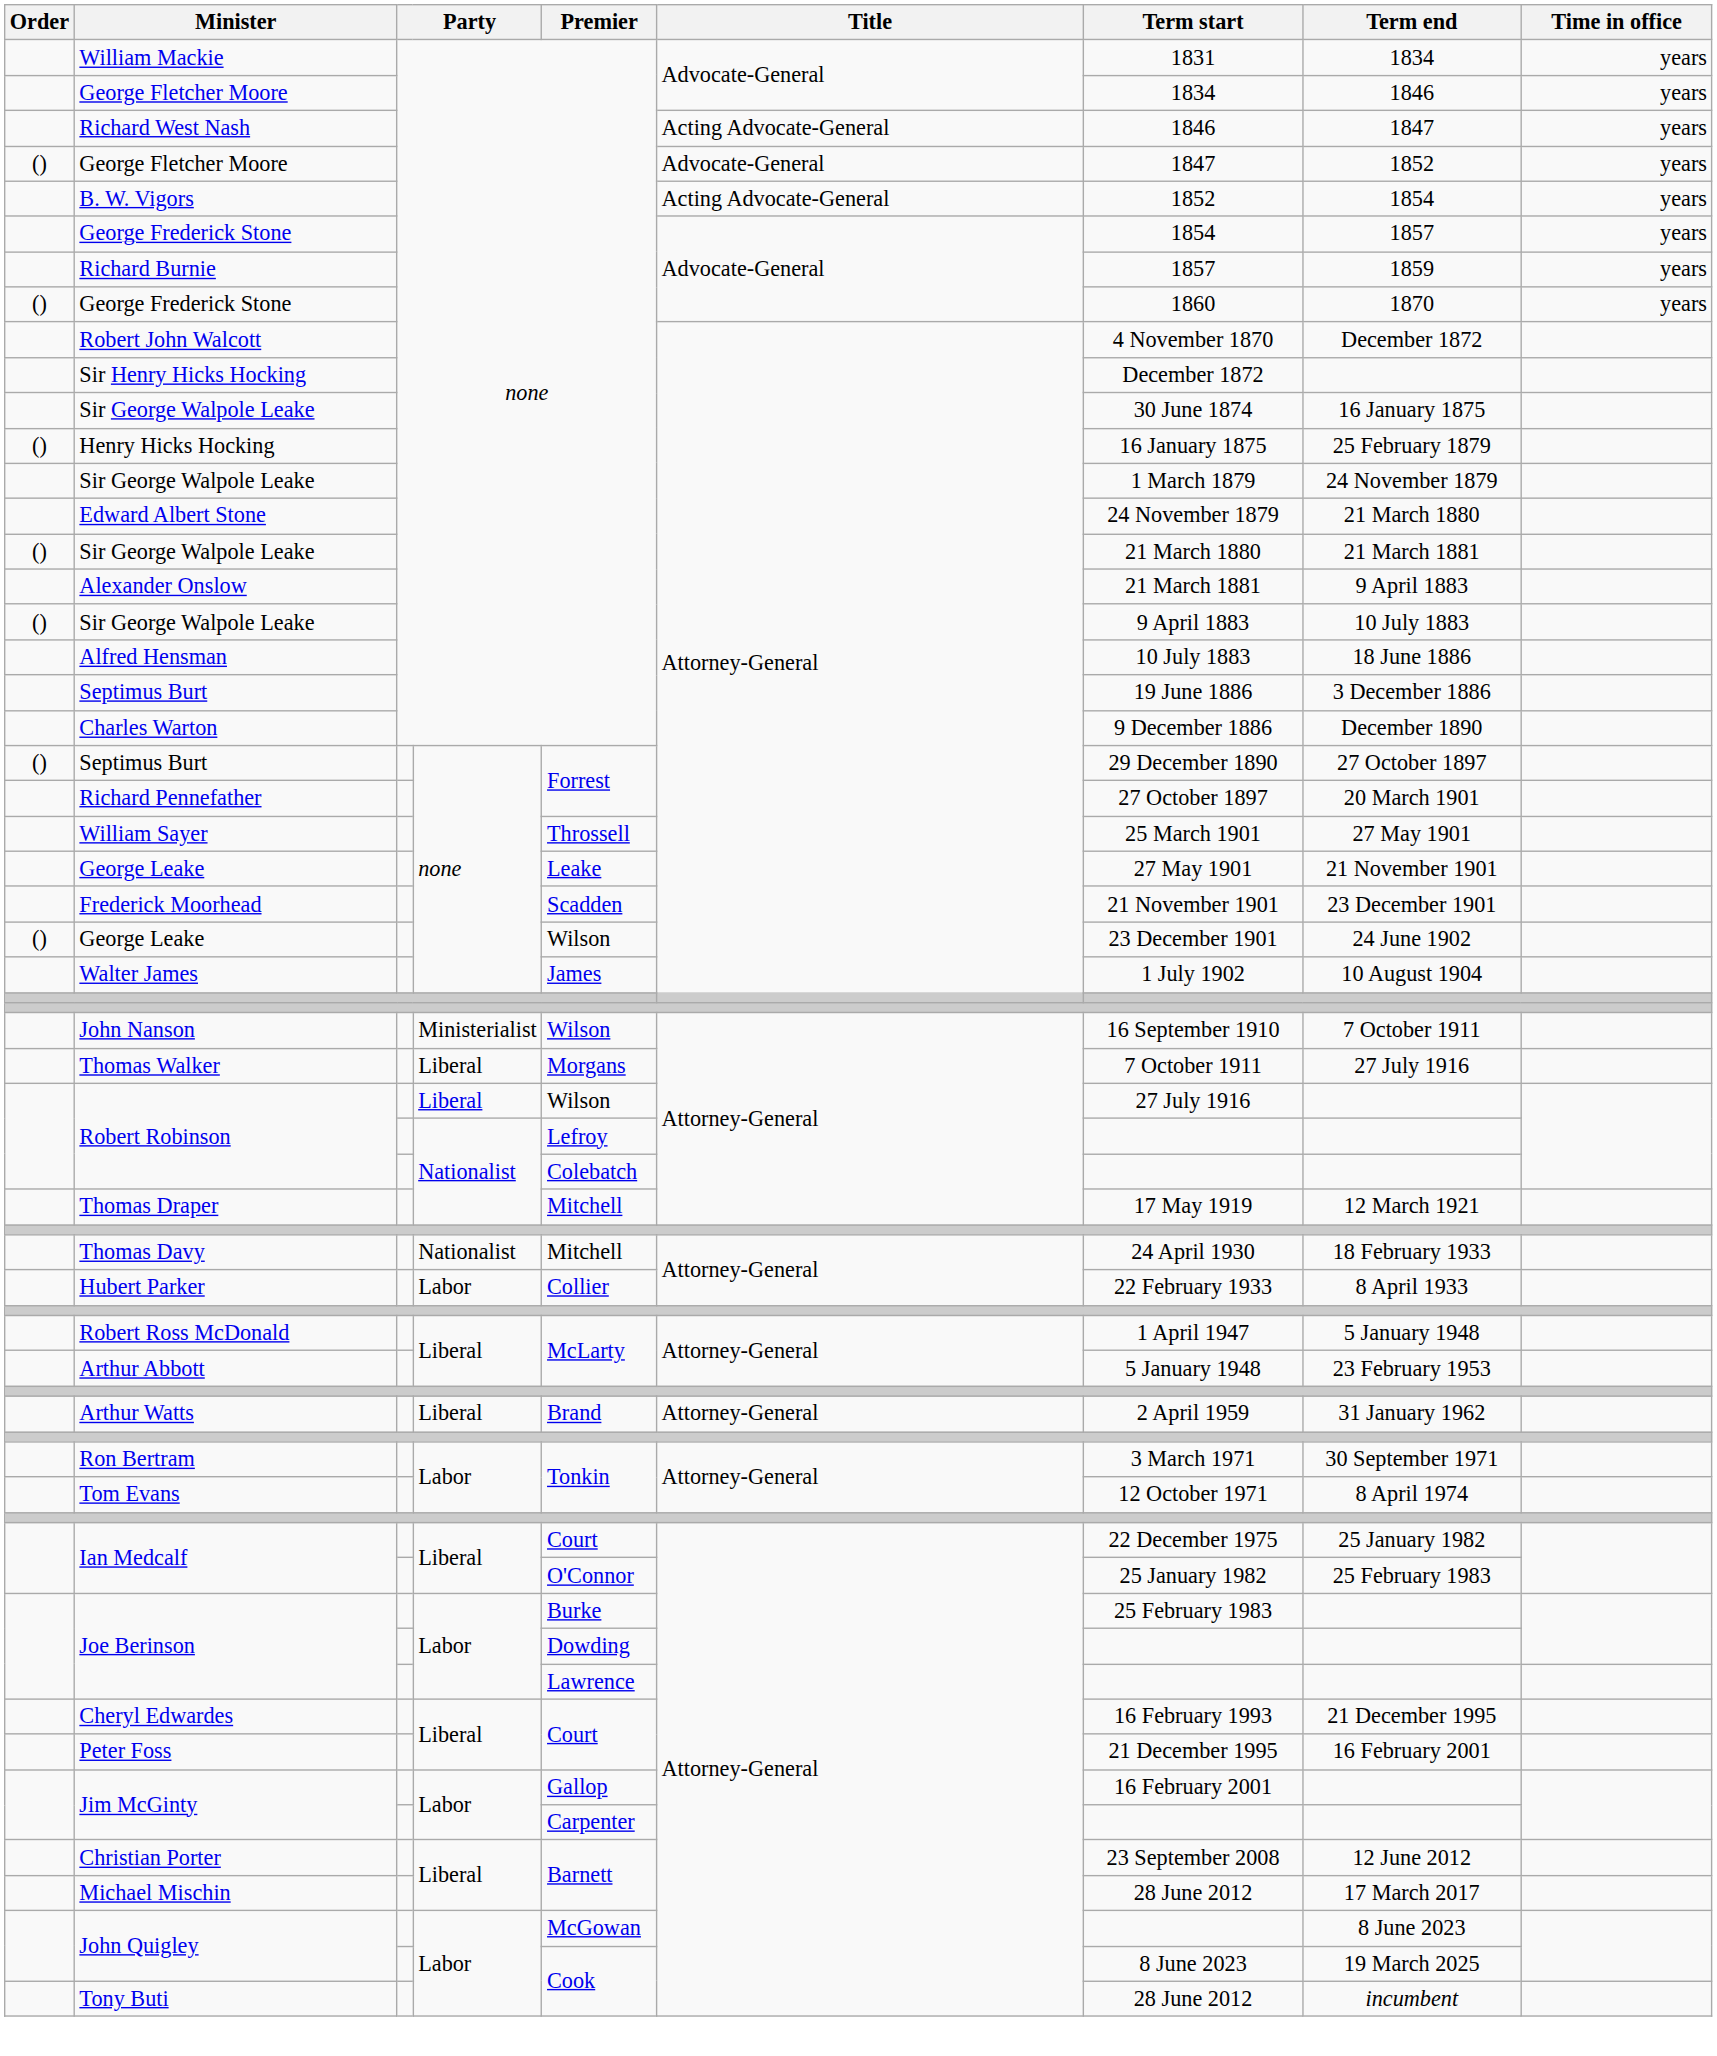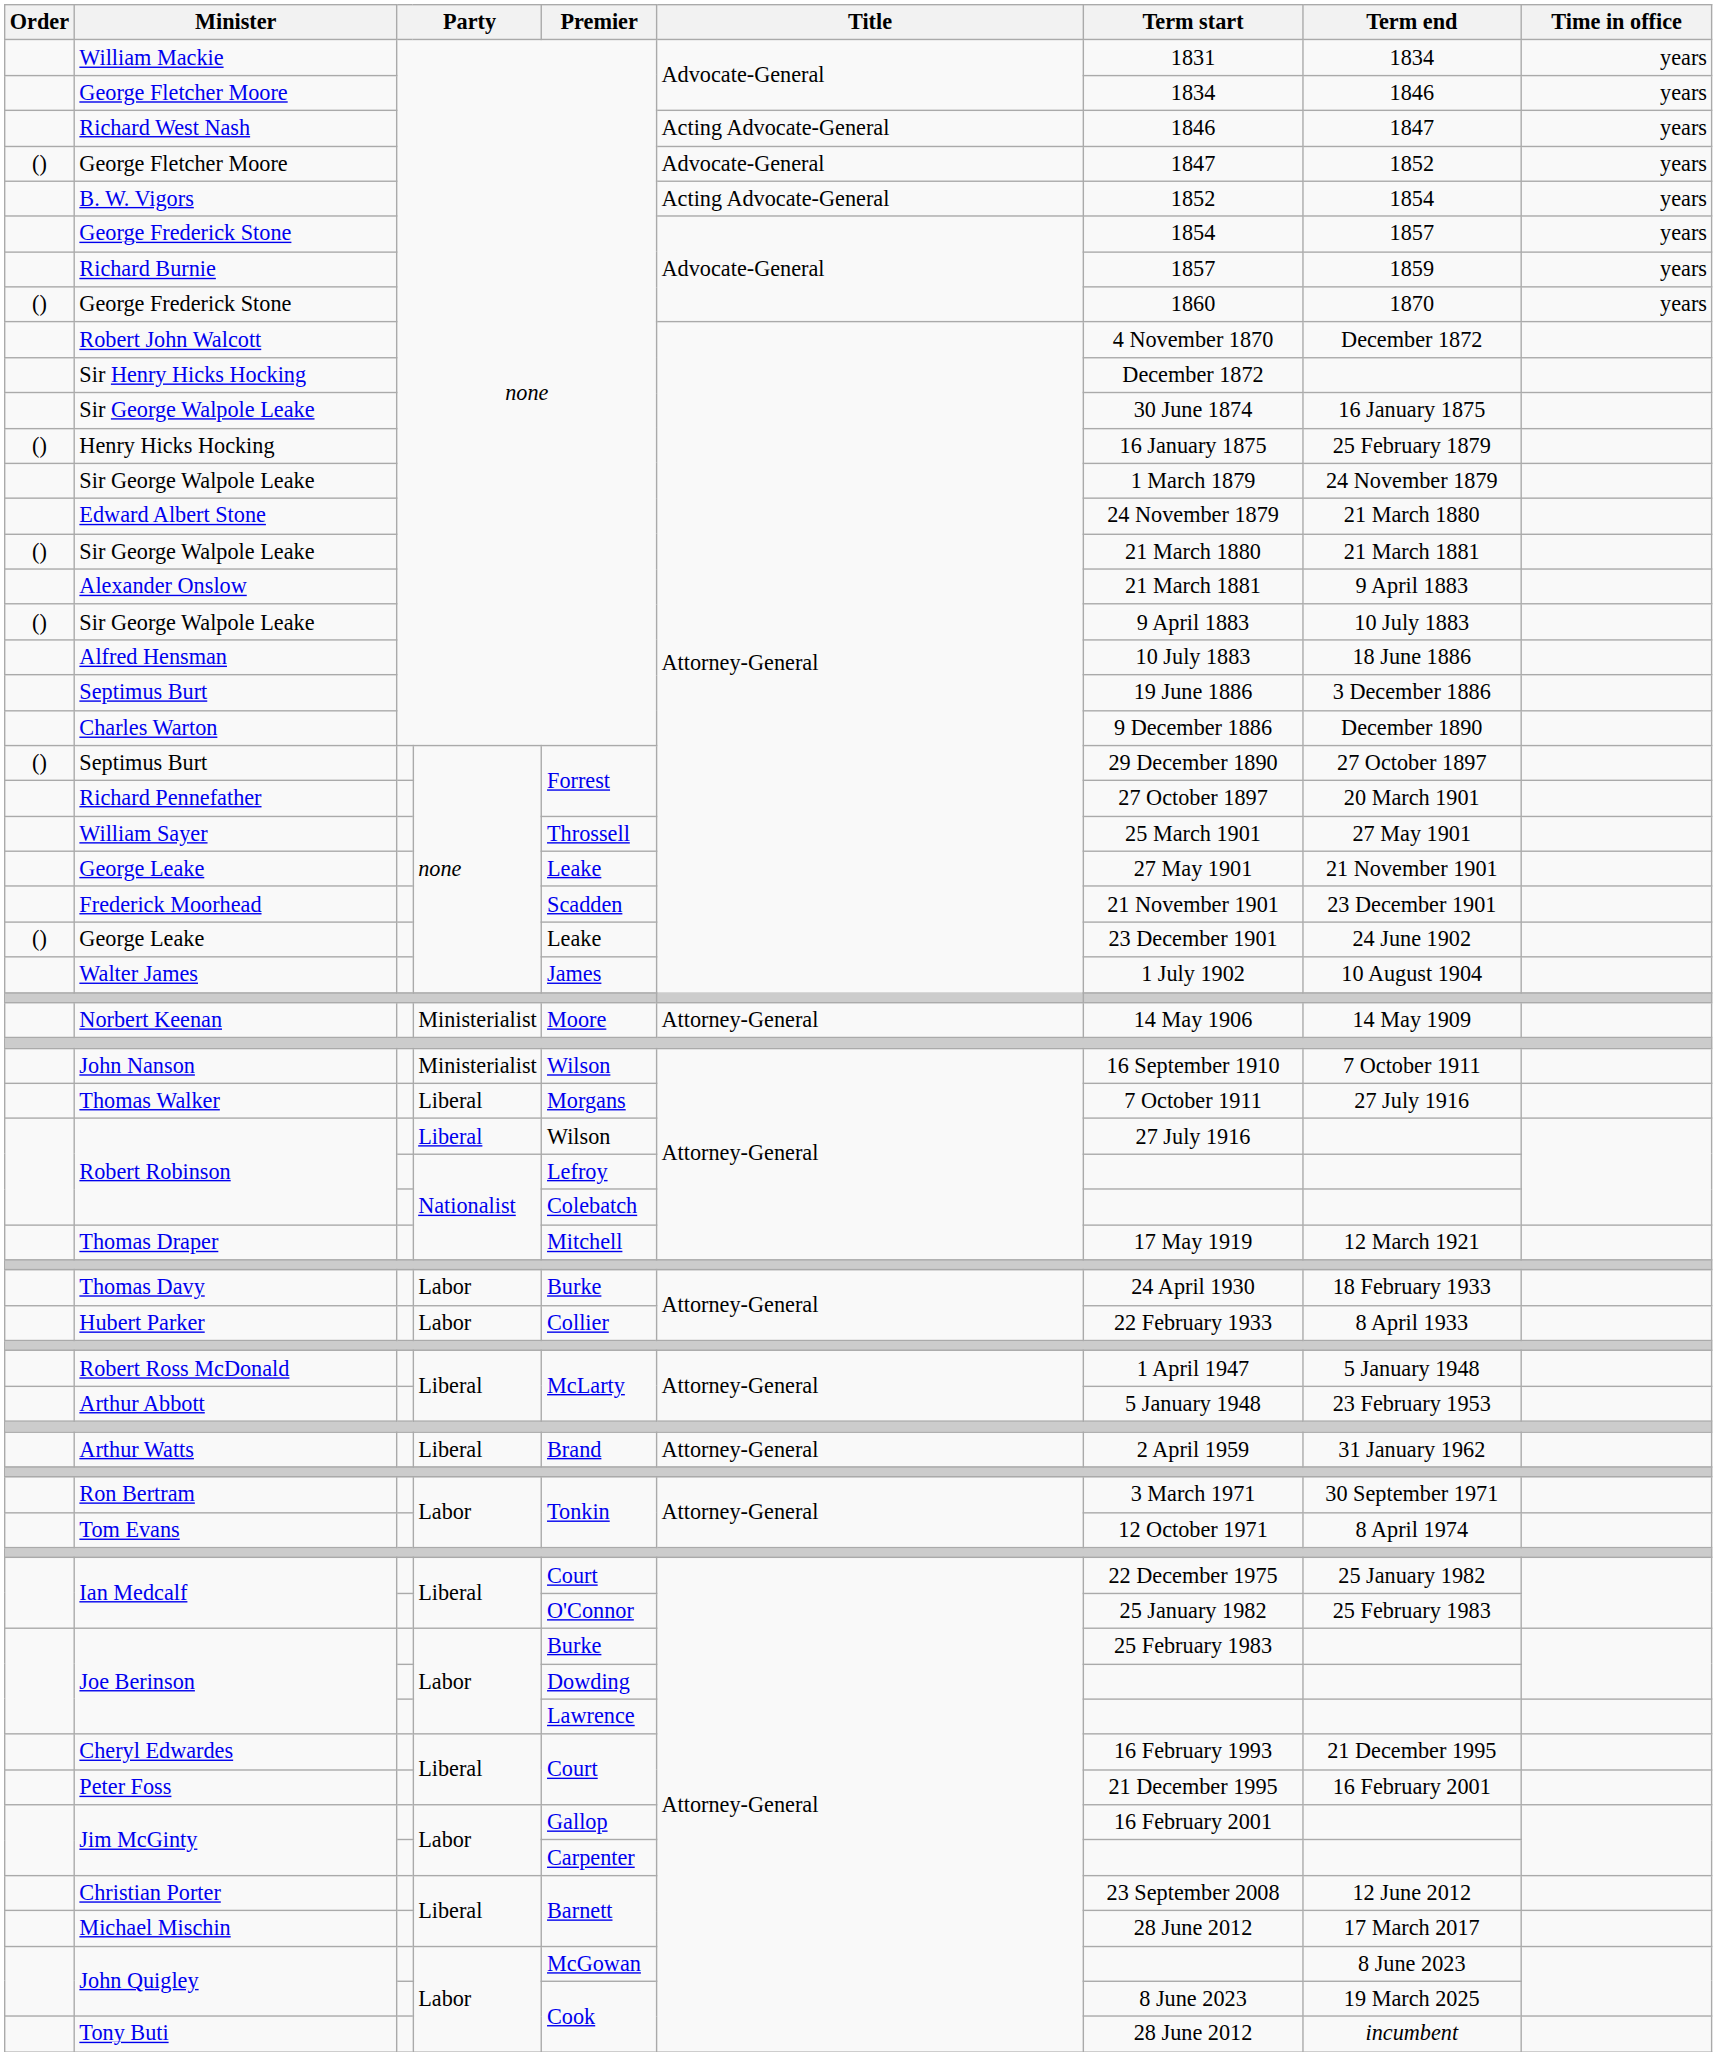(579, 939) Wilson -> (574, 939) Leake
+ row: (39, 1020)
(467, 1252) Nationalist -> (445, 1287) Labor
(585, 1252) Mitchell -> (574, 1287) Burke
